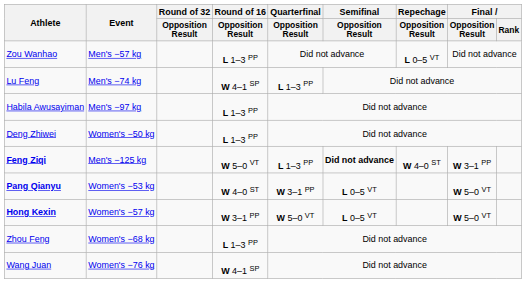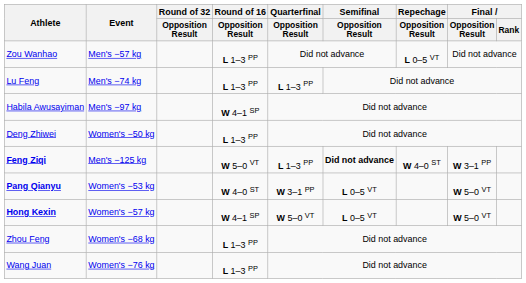(240, 86) W 4–1 SP -> (240, 86) L 1–3 PP
(240, 112) L 1–3 PP -> (240, 112) W 4–1 SP
(240, 218) W 3–1 PP -> (240, 218) W 4–1 SP
(240, 271) W 4–1 SP -> (240, 271) L 1–3 PP
